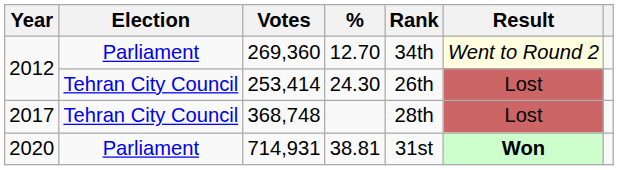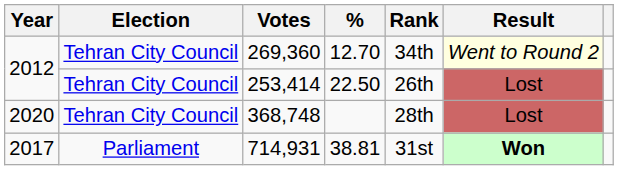(151, 52) Parliament -> (151, 52) Tehran City Council
(355, 84) 24.30 -> (355, 84) 22.50
(32, 116) 2017 -> (32, 116) 2020
(32, 148) 2020 -> (32, 148) 2017
